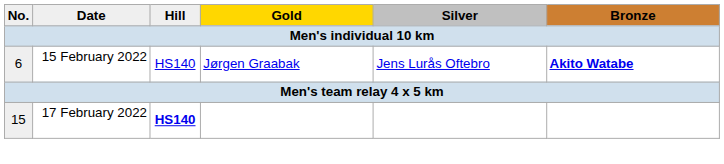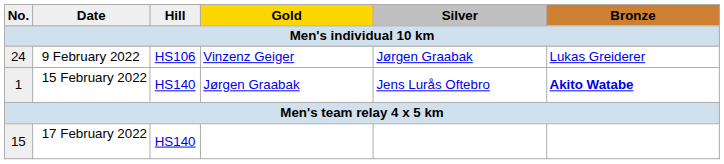+ row: (94, 56)
(18, 64) 6 -> (18, 85) 1
(175, 120) bold -> (175, 141) normal
